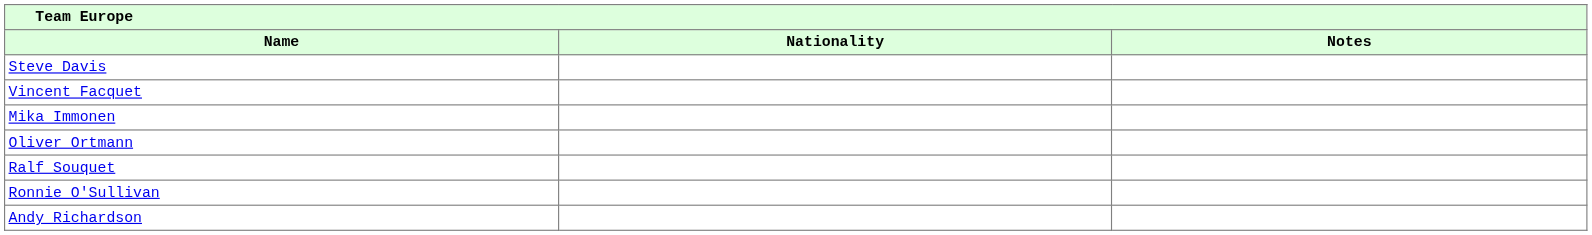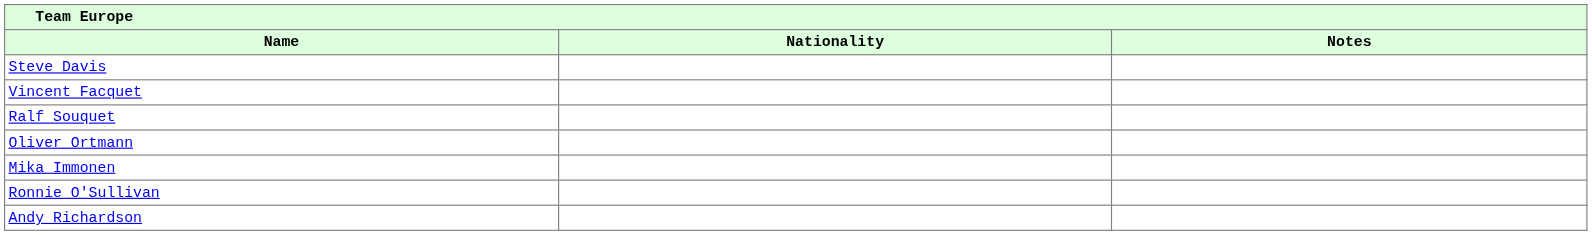rows swapped: (62, 168) <-> (62, 117)
